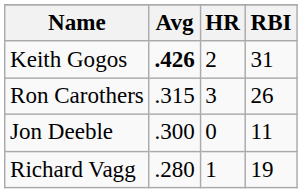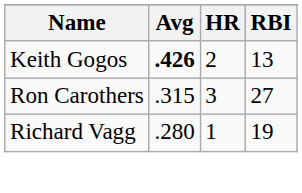(262, 59) 31 -> (262, 59) 13
(262, 95) 26 -> (262, 95) 27
- row: (62, 132)
